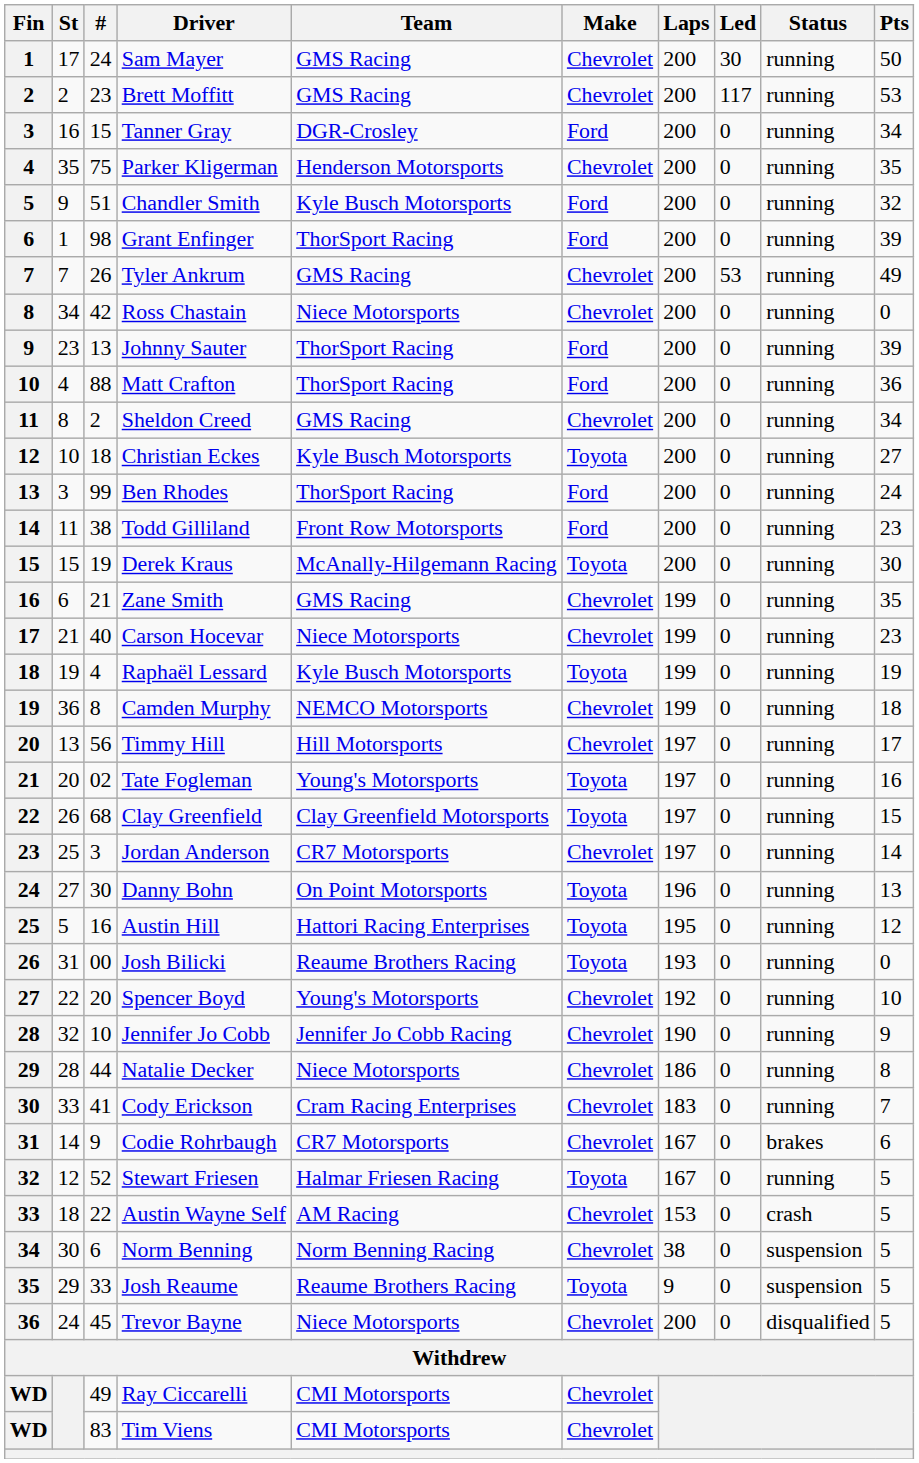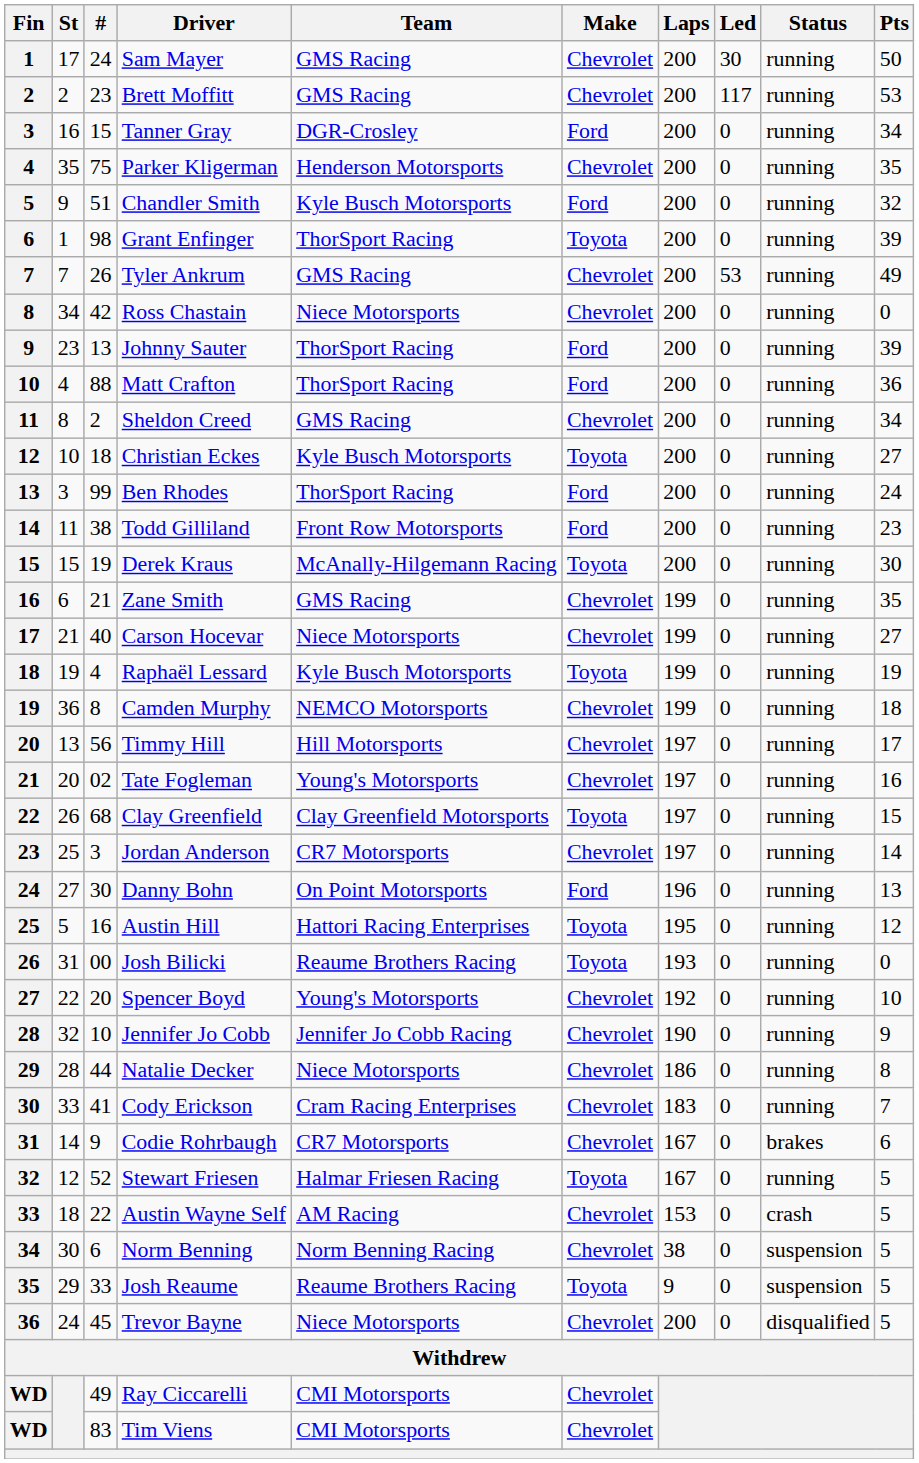(588, 239) Ford -> (597, 239) Toyota
(891, 636) 23 -> (891, 636) 27
(597, 780) Toyota -> (610, 780) Chevrolet
(597, 888) Toyota -> (588, 888) Ford
